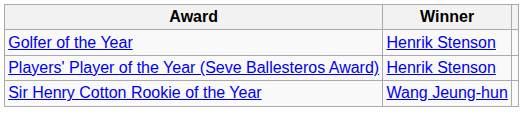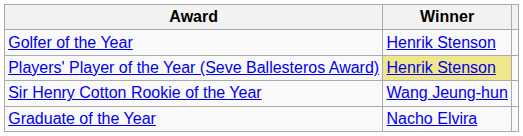(441, 67) no background -> (441, 67) khaki background
+ row: (82, 118)
